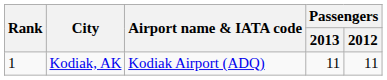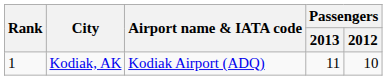(371, 63) 11 -> (371, 63) 10
